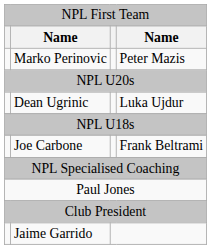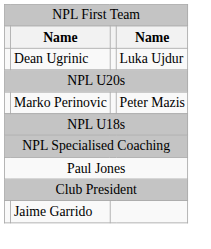rows swapped: (51, 102) <-> (60, 59)
- row: (48, 146)
